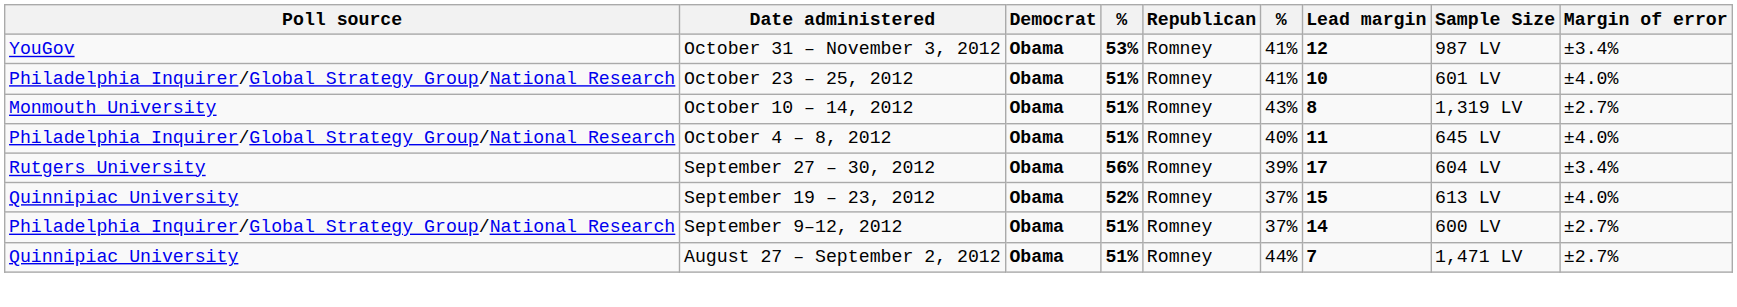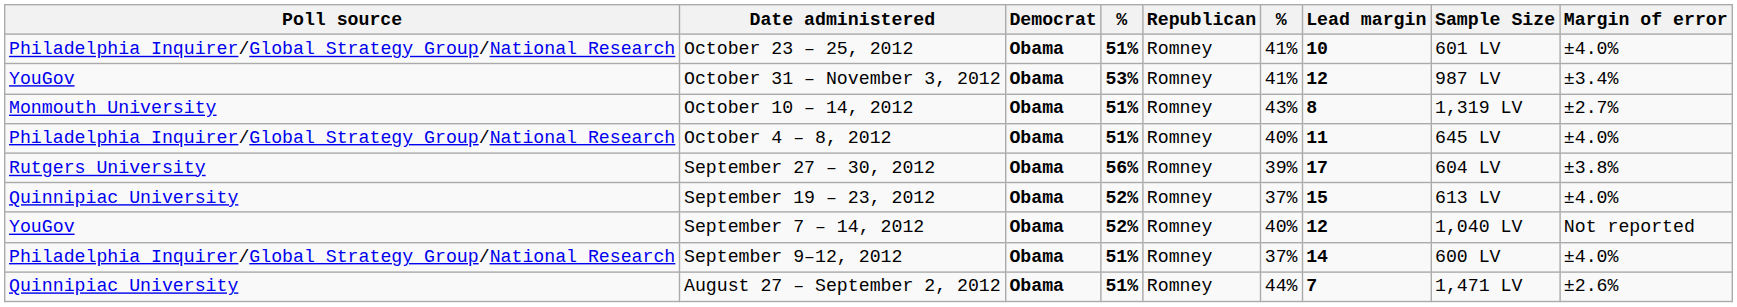rows swapped: (842, 49) <-> (799, 79)
(1591, 168) ±3.4% -> (1591, 168) ±3.8%
+ row: (804, 227)
(1591, 227) ±2.7% -> (1591, 257) ±4.0%
(1591, 257) ±2.7% -> (1591, 286) ±2.6%
